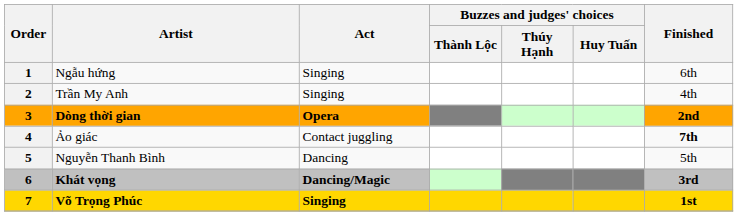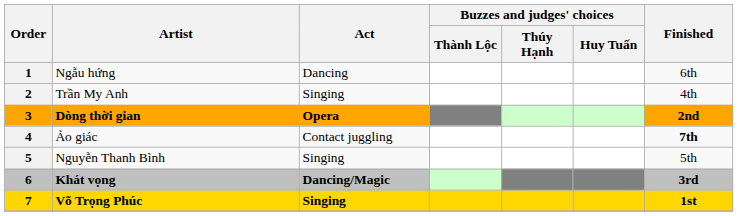(323, 72) Singing -> (325, 72) Dancing
(325, 158) Dancing -> (323, 158) Singing
